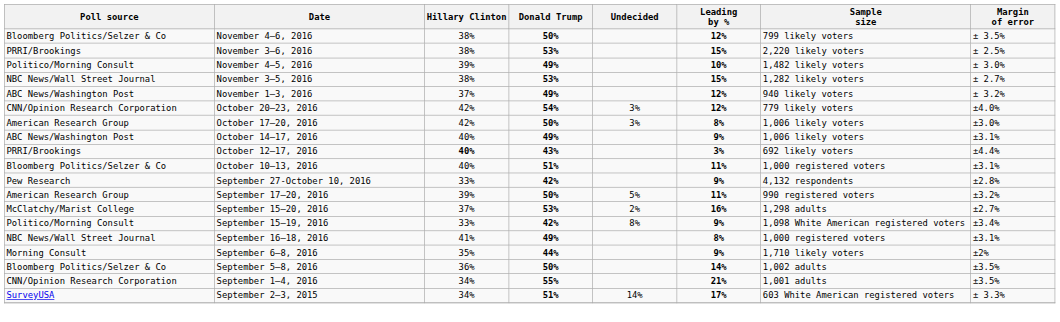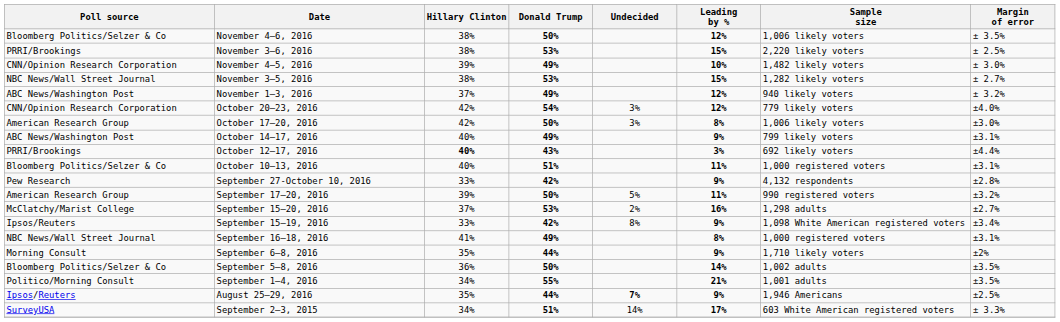(808, 36) 799 likely voters -> (813, 36) 1,006 likely voters
(70, 65) Politico/Morning Consult -> (92, 65) CNN/Opinion Research Corporation
(813, 137) 1,006 likely voters -> (808, 137) 799 likely voters
(70, 223) Politico/Morning Consult -> (41, 223) Ipsos/Reuters
(92, 281) CNN/Opinion Research Corporation -> (70, 281) Politico/Morning Consult
+ row: (264, 295)
